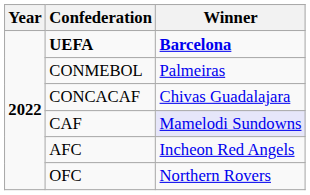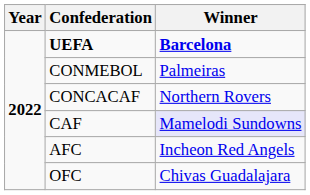(225, 96) Chivas Guadalajara -> (215, 96) Northern Rovers
(215, 176) Northern Rovers -> (225, 176) Chivas Guadalajara
